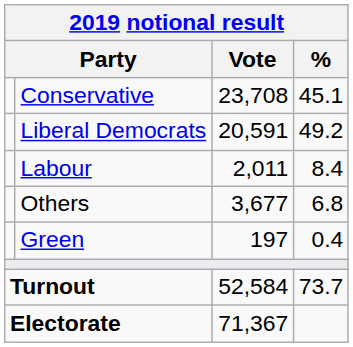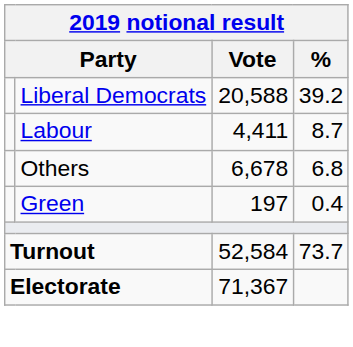- row: (87, 95)
(253, 131) 20,591 -> (253, 95) 20,588
(321, 131) 49.2 -> (321, 95) 39.2
(260, 167) 2,011 -> (260, 131) 4,411
(327, 167) 8.4 -> (327, 131) 8.7
(260, 204) 3,677 -> (260, 167) 6,678
